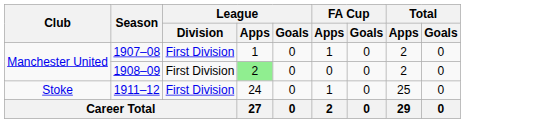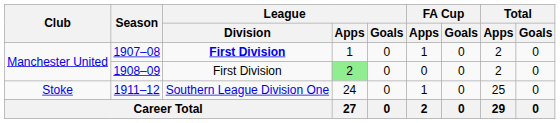(200, 52) normal -> (247, 52) bold
(200, 90) First Division -> (247, 90) Southern League Division One
